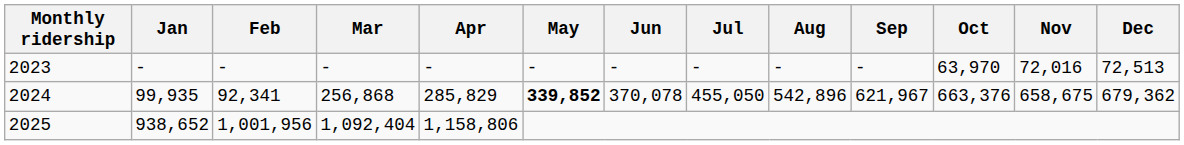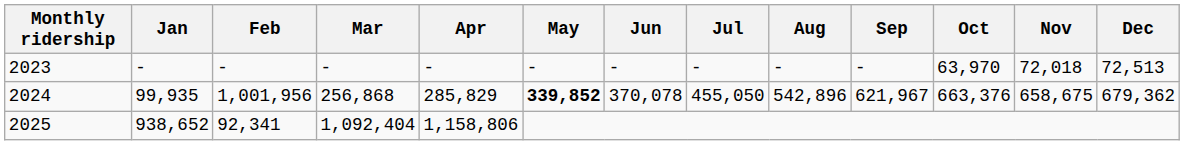(1051, 68) 72,016 -> (1051, 68) 72,018
(249, 96) 92,341 -> (265, 96) 1,001,956
(265, 125) 1,001,956 -> (249, 125) 92,341
